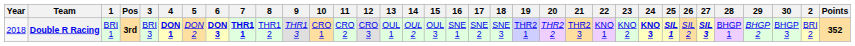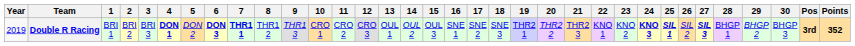columns swapped: (810, 11) <-> (130, 11)
(16, 29) 2018 -> (16, 29) 2019
